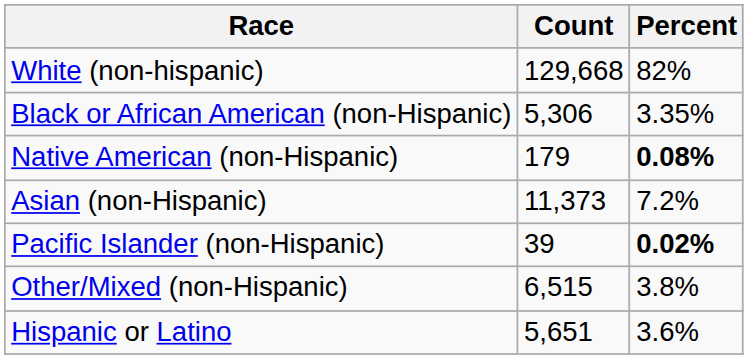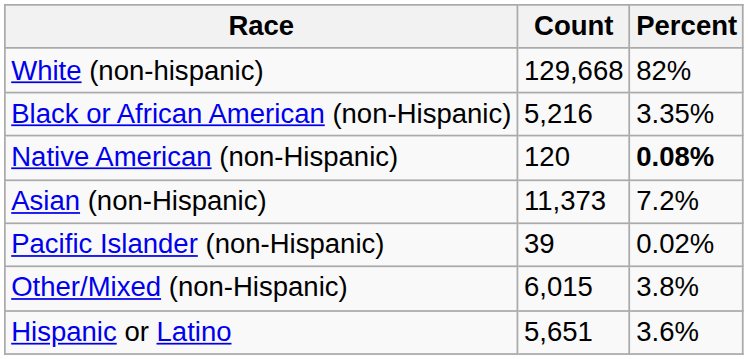(558, 113) 5,306 -> (558, 113) 5,216
(547, 157) 179 -> (547, 157) 120
(675, 244) bold -> (675, 244) normal
(558, 288) 6,515 -> (558, 288) 6,015
